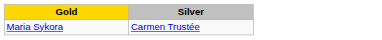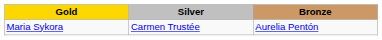+ column: (315, 12)
